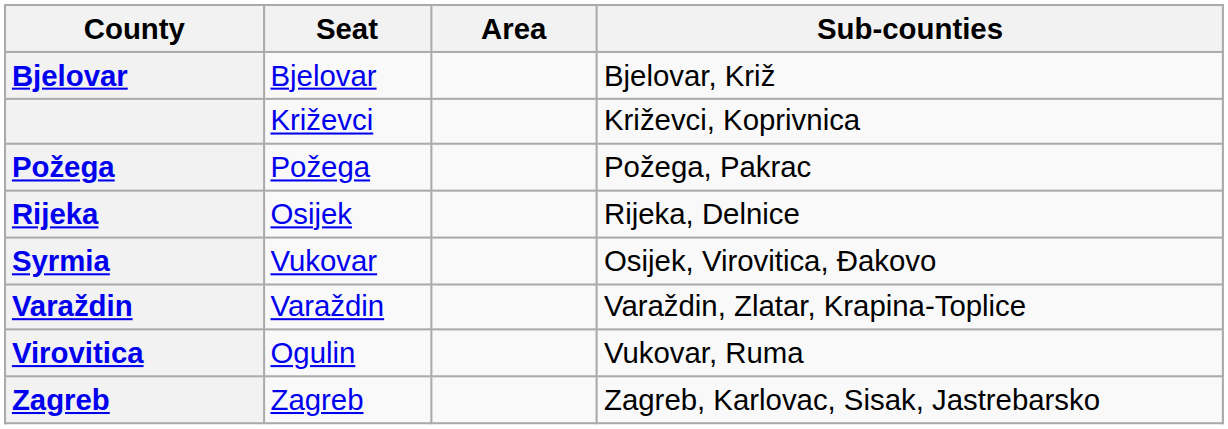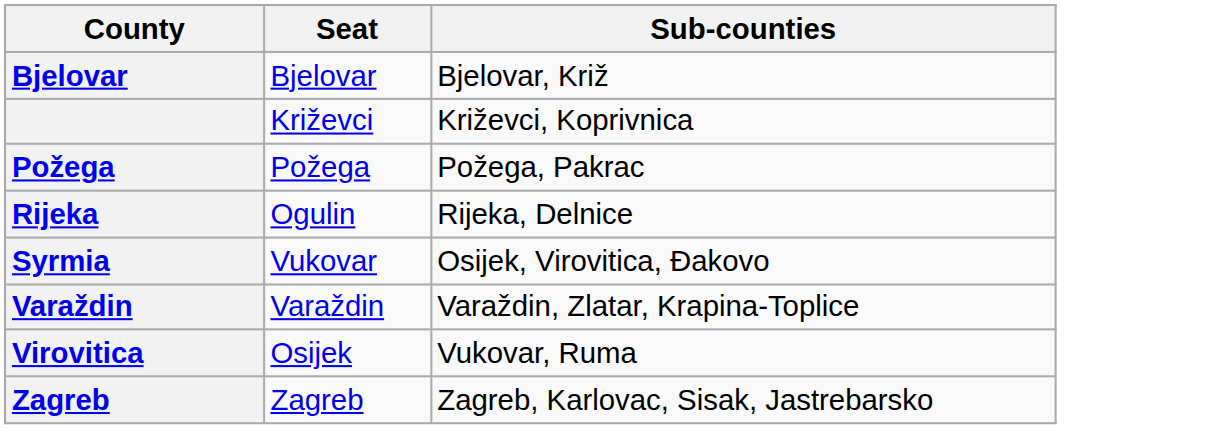- column: (514, 29)
(311, 214) Osijek -> (313, 214) Ogulin
(313, 353) Ogulin -> (311, 353) Osijek
